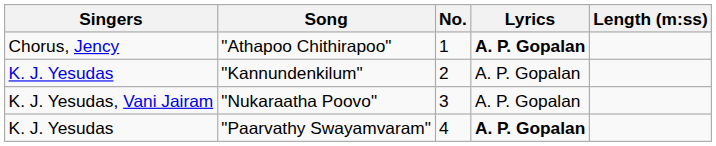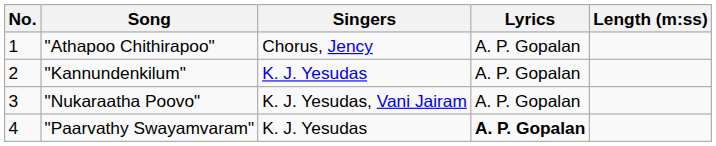columns swapped: (453, 18) <-> (111, 18)
(530, 46) bold -> (528, 46) normal
